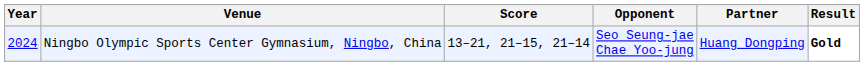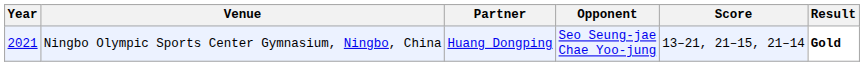columns swapped: (752, 15) <-> (519, 15)
(23, 43) 2024 -> (23, 43) 2021
